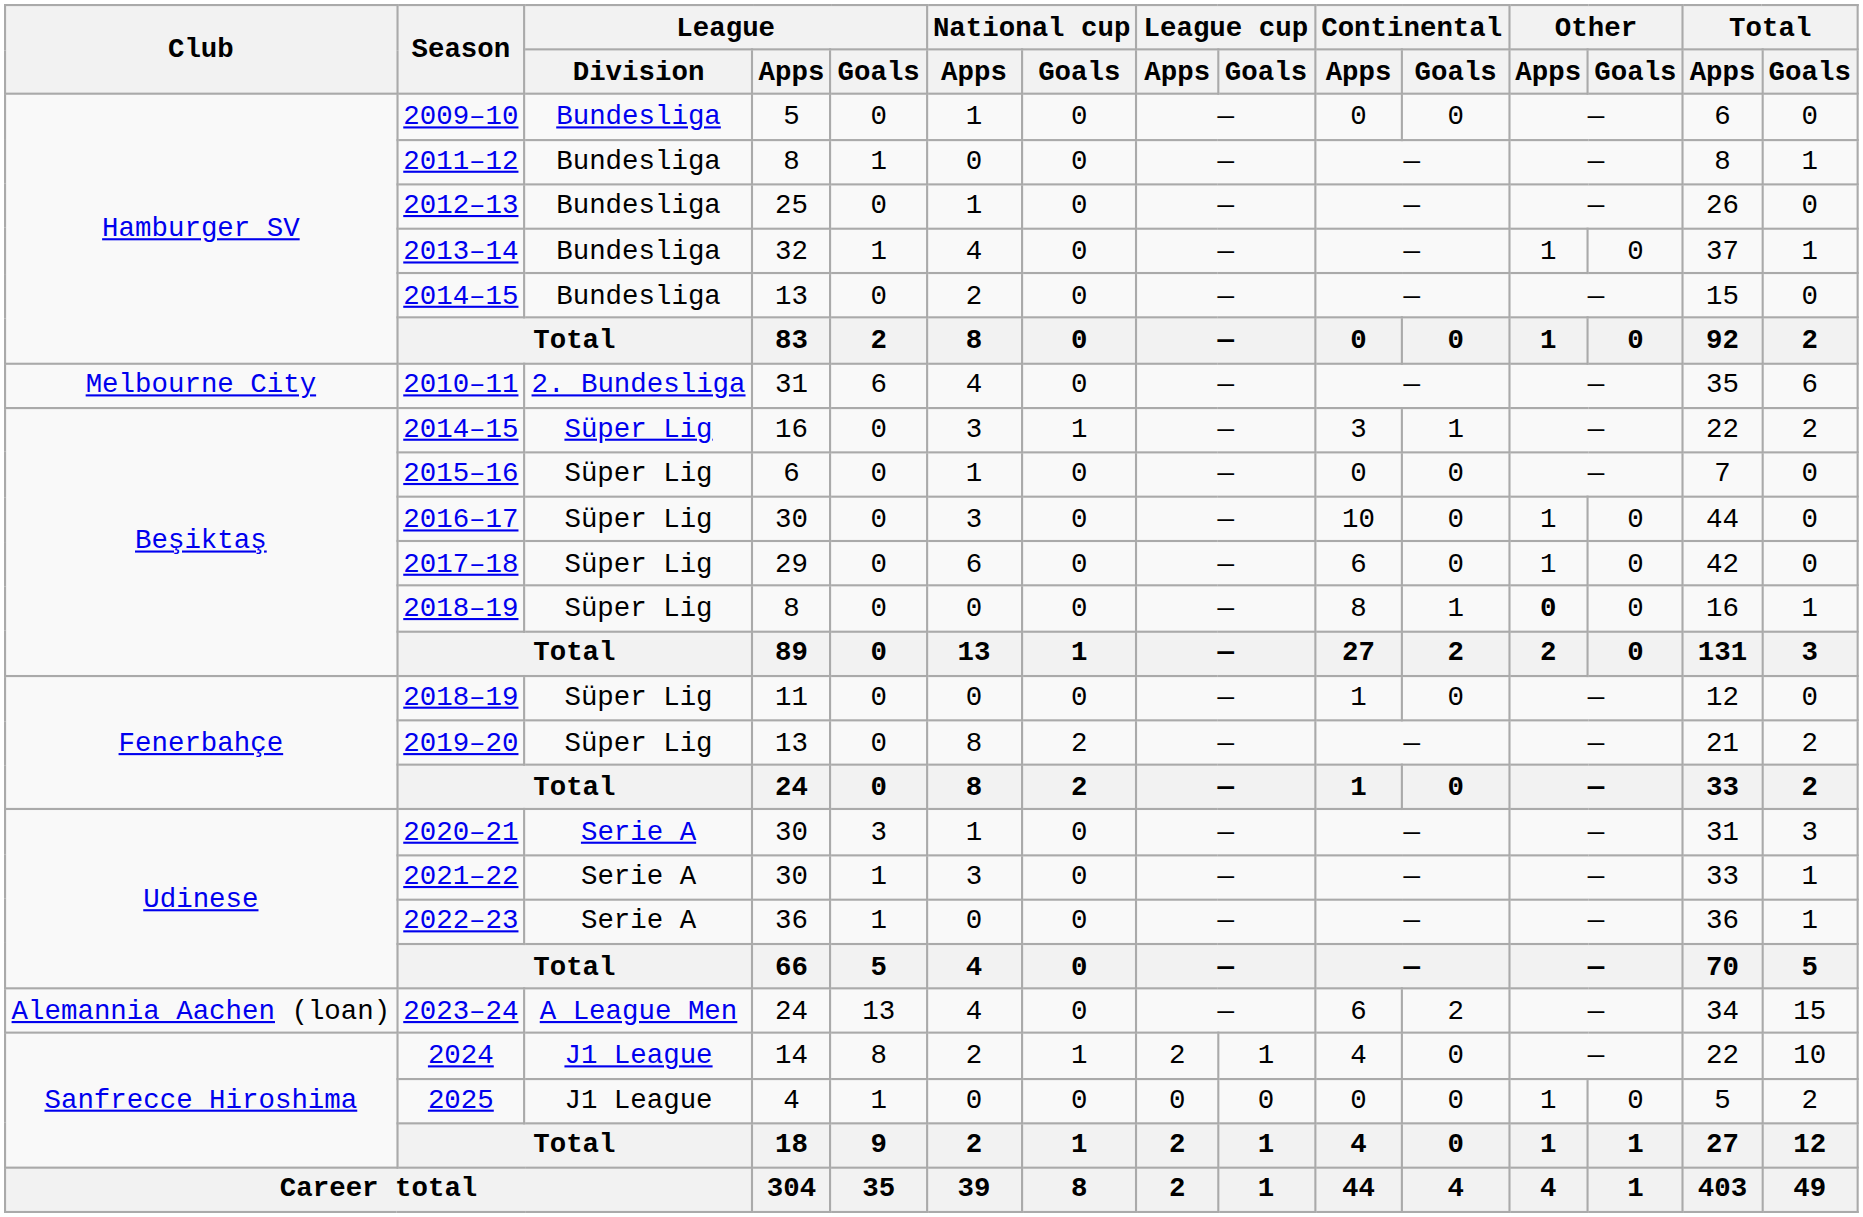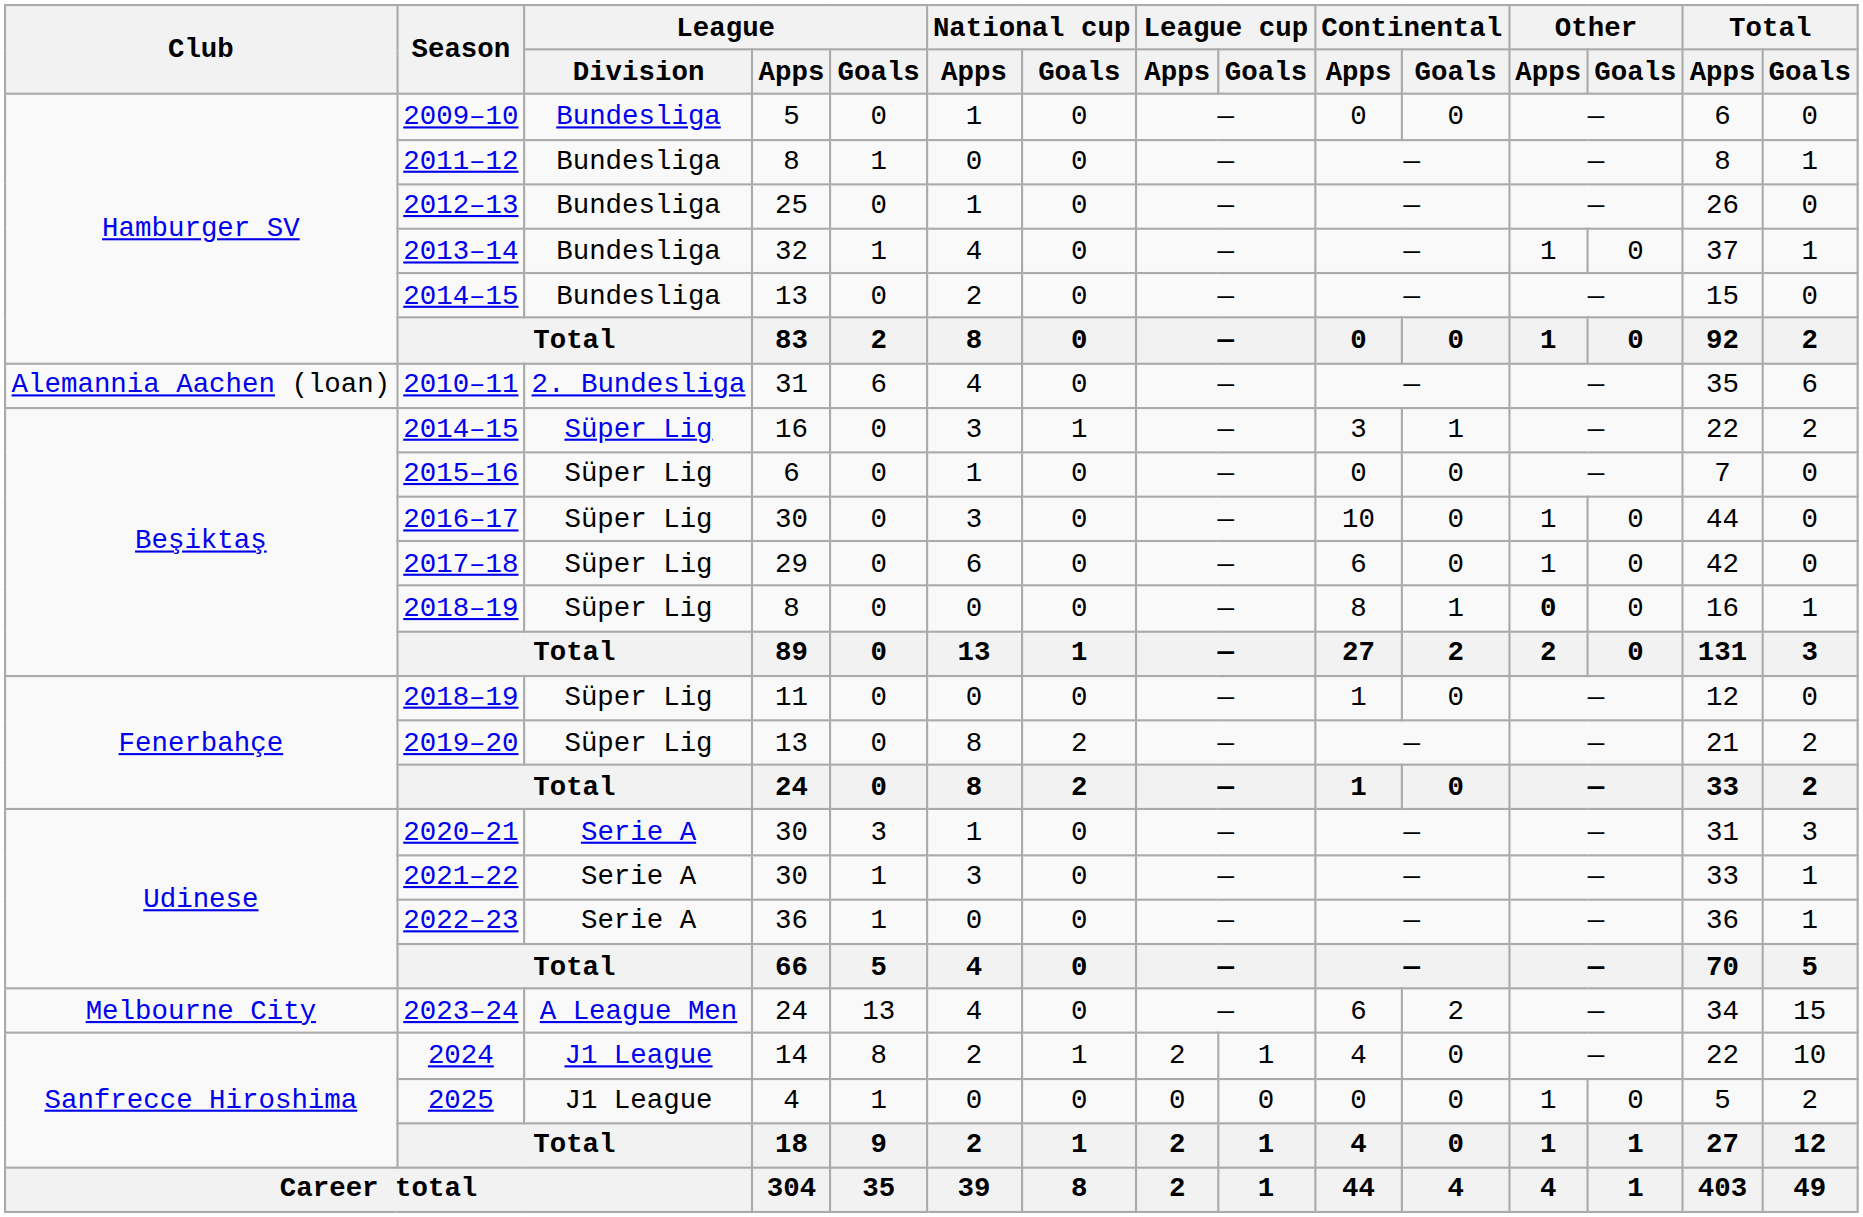(201, 385) Melbourne City -> (201, 385) Alemannia Aachen (loan)
(201, 1011) Alemannia Aachen (loan) -> (201, 1011) Melbourne City
